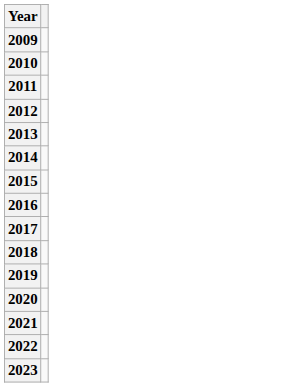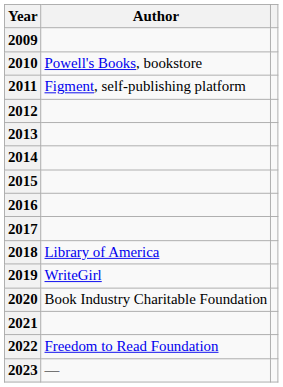+ column: (156, 16)
